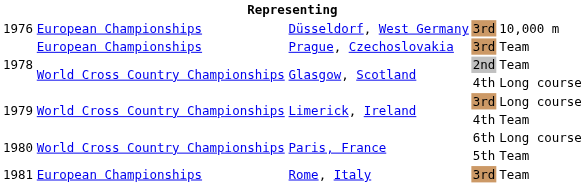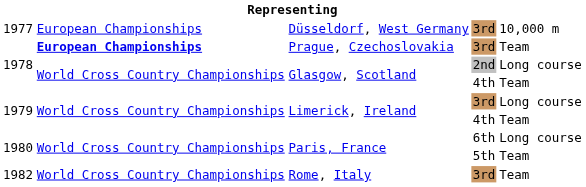(18, 28) 1976 -> (18, 28) 1977
(119, 47) normal -> (119, 47) bold
(514, 65) Team -> (540, 65) Long course
(540, 83) Long course -> (514, 83) Team
(18, 174) 1981 -> (18, 174) 1982
(119, 174) European Championships -> (161, 174) World Cross Country Championships
